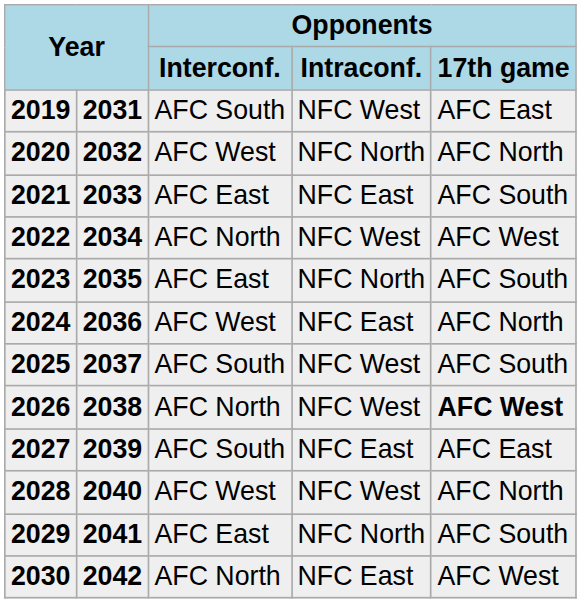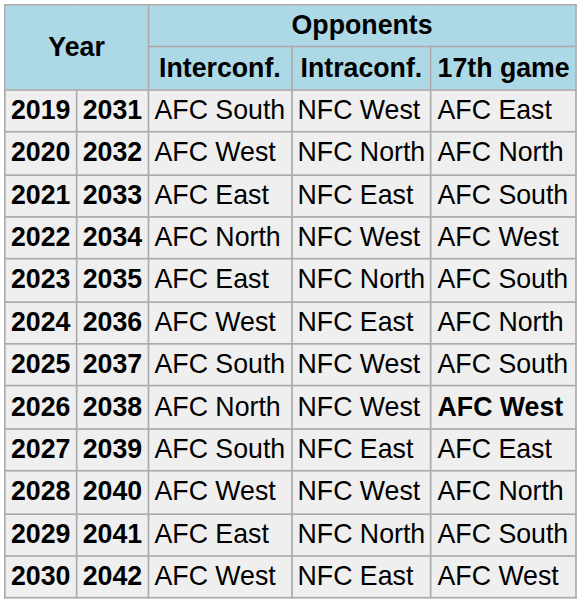(218, 576) AFC North -> (215, 576) AFC West
